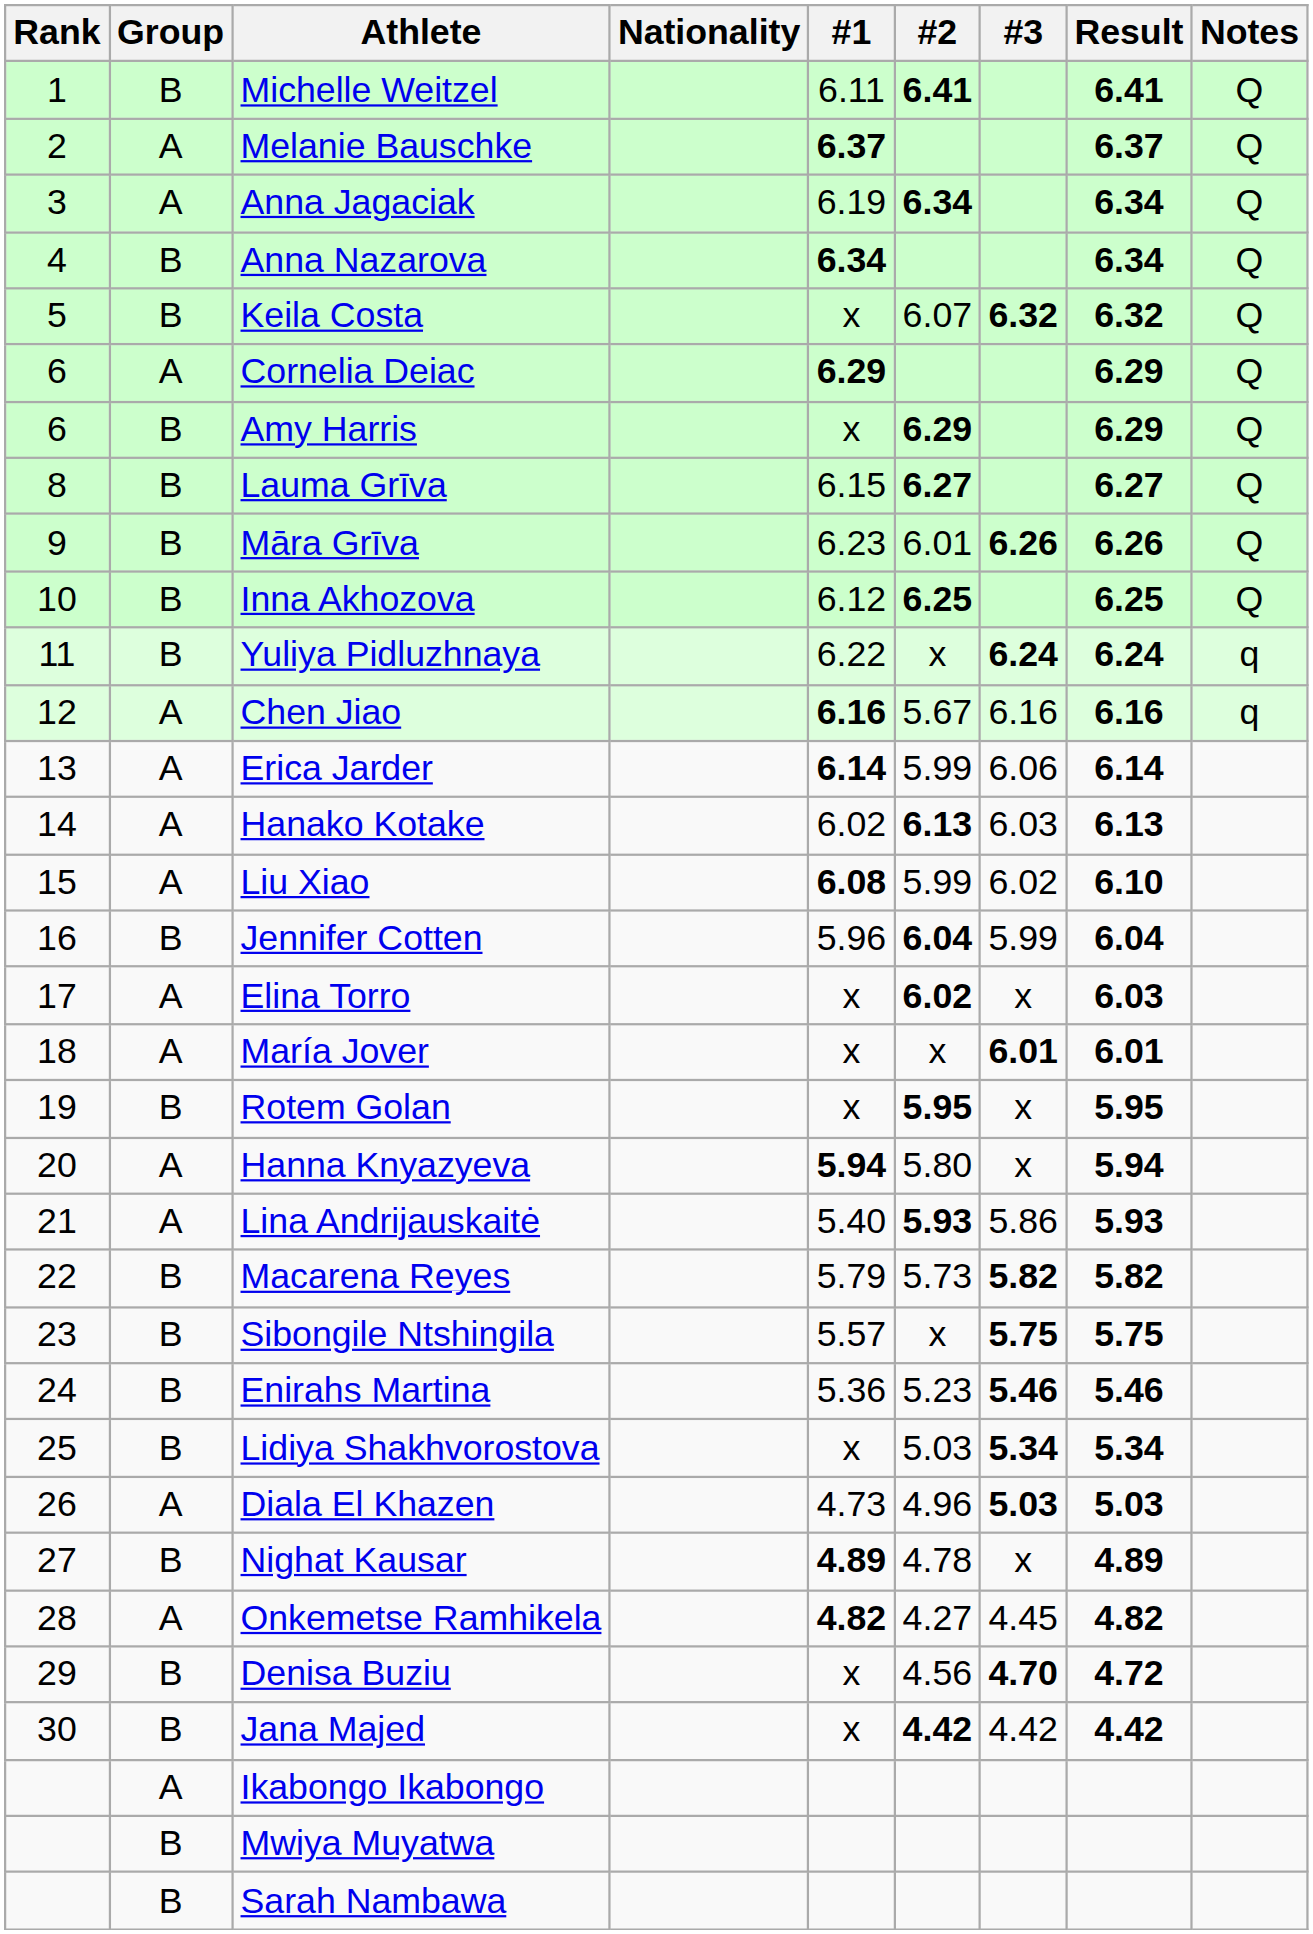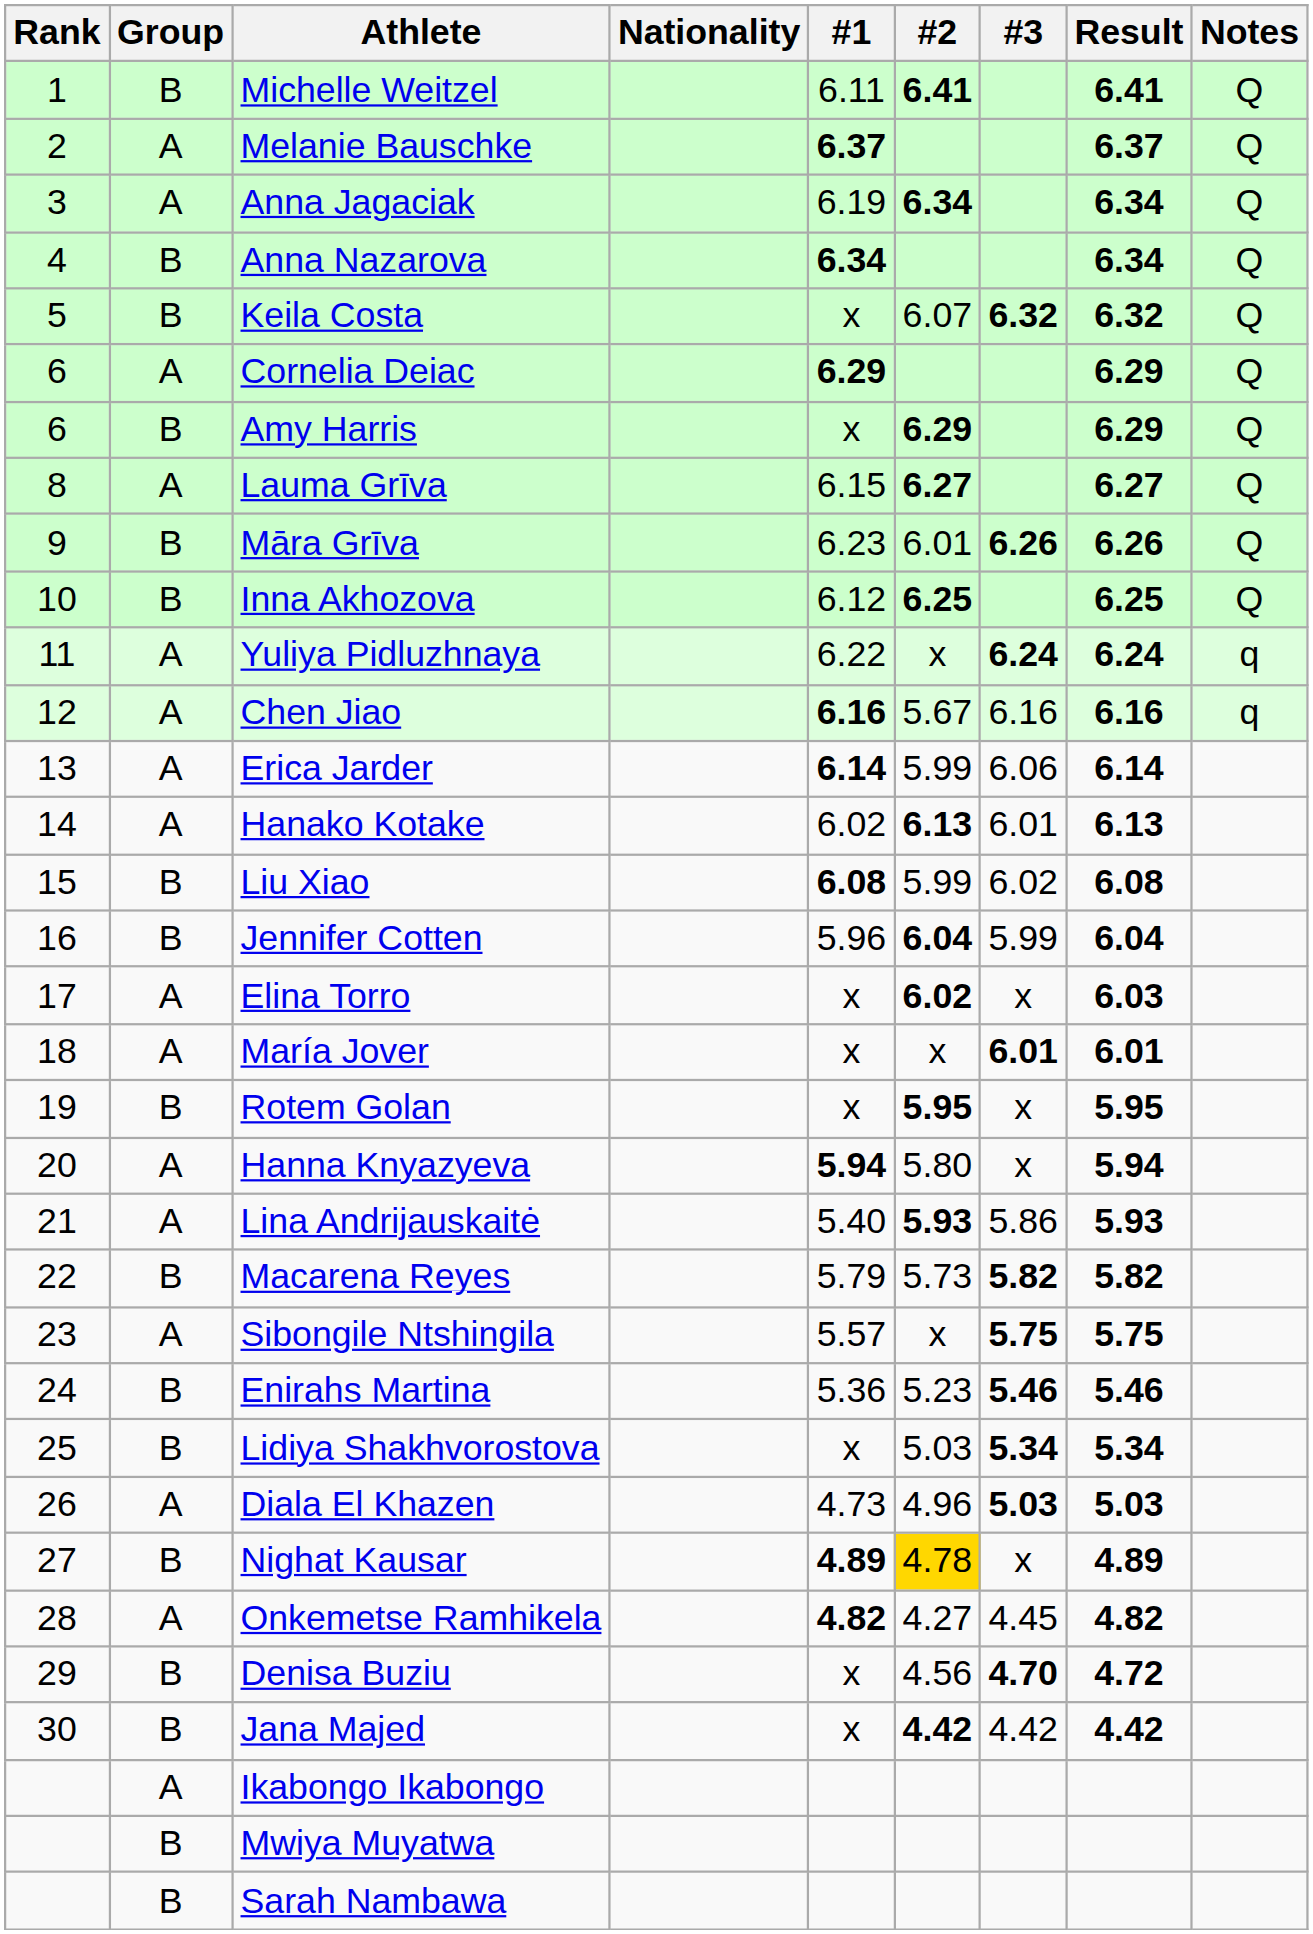(171, 485) B -> (171, 485) A
(171, 655) B -> (171, 655) A
(1023, 825) 6.03 -> (1023, 825) 6.01
(171, 881) A -> (171, 881) B
(1129, 881) 6.10 -> (1129, 881) 6.08
(171, 1334) B -> (171, 1334) A
(937, 1560) no background -> (937, 1560) gold background
